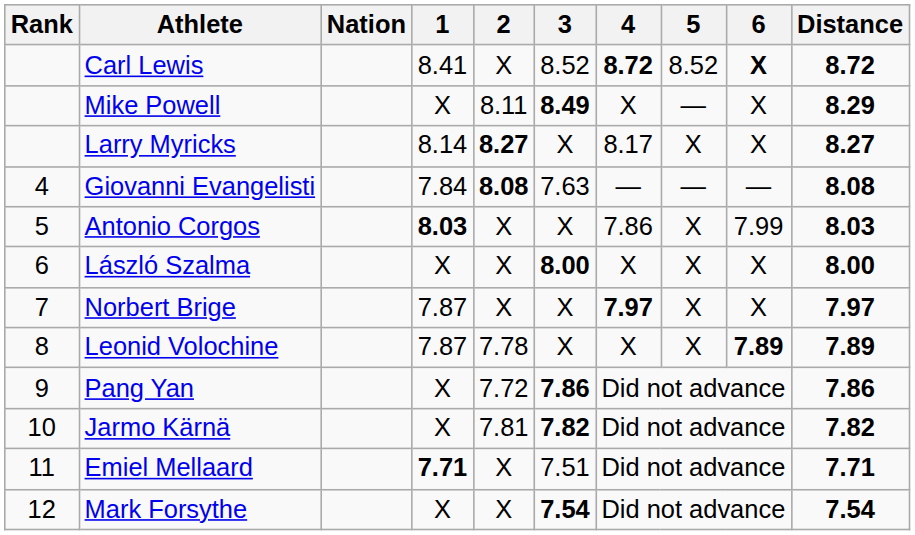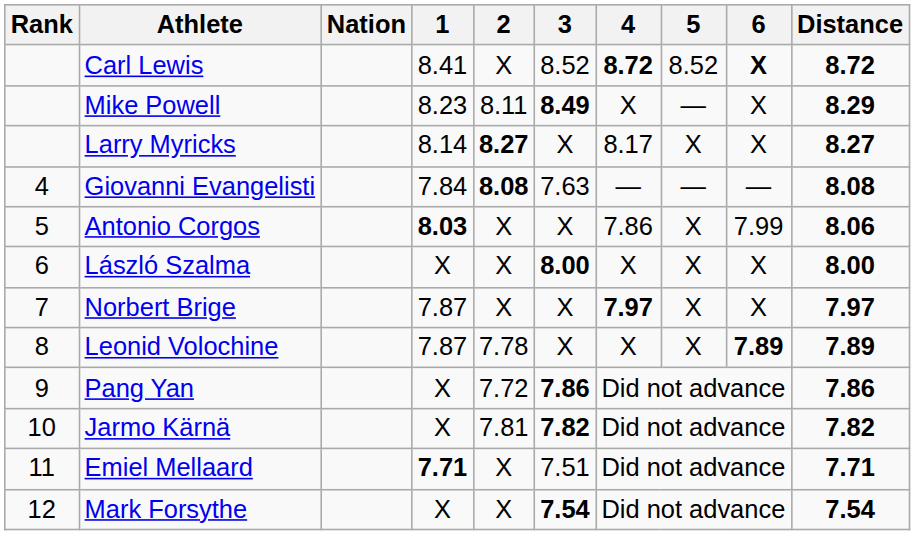(442, 105) X -> (442, 105) 8.23
(850, 226) 8.03 -> (850, 226) 8.06
